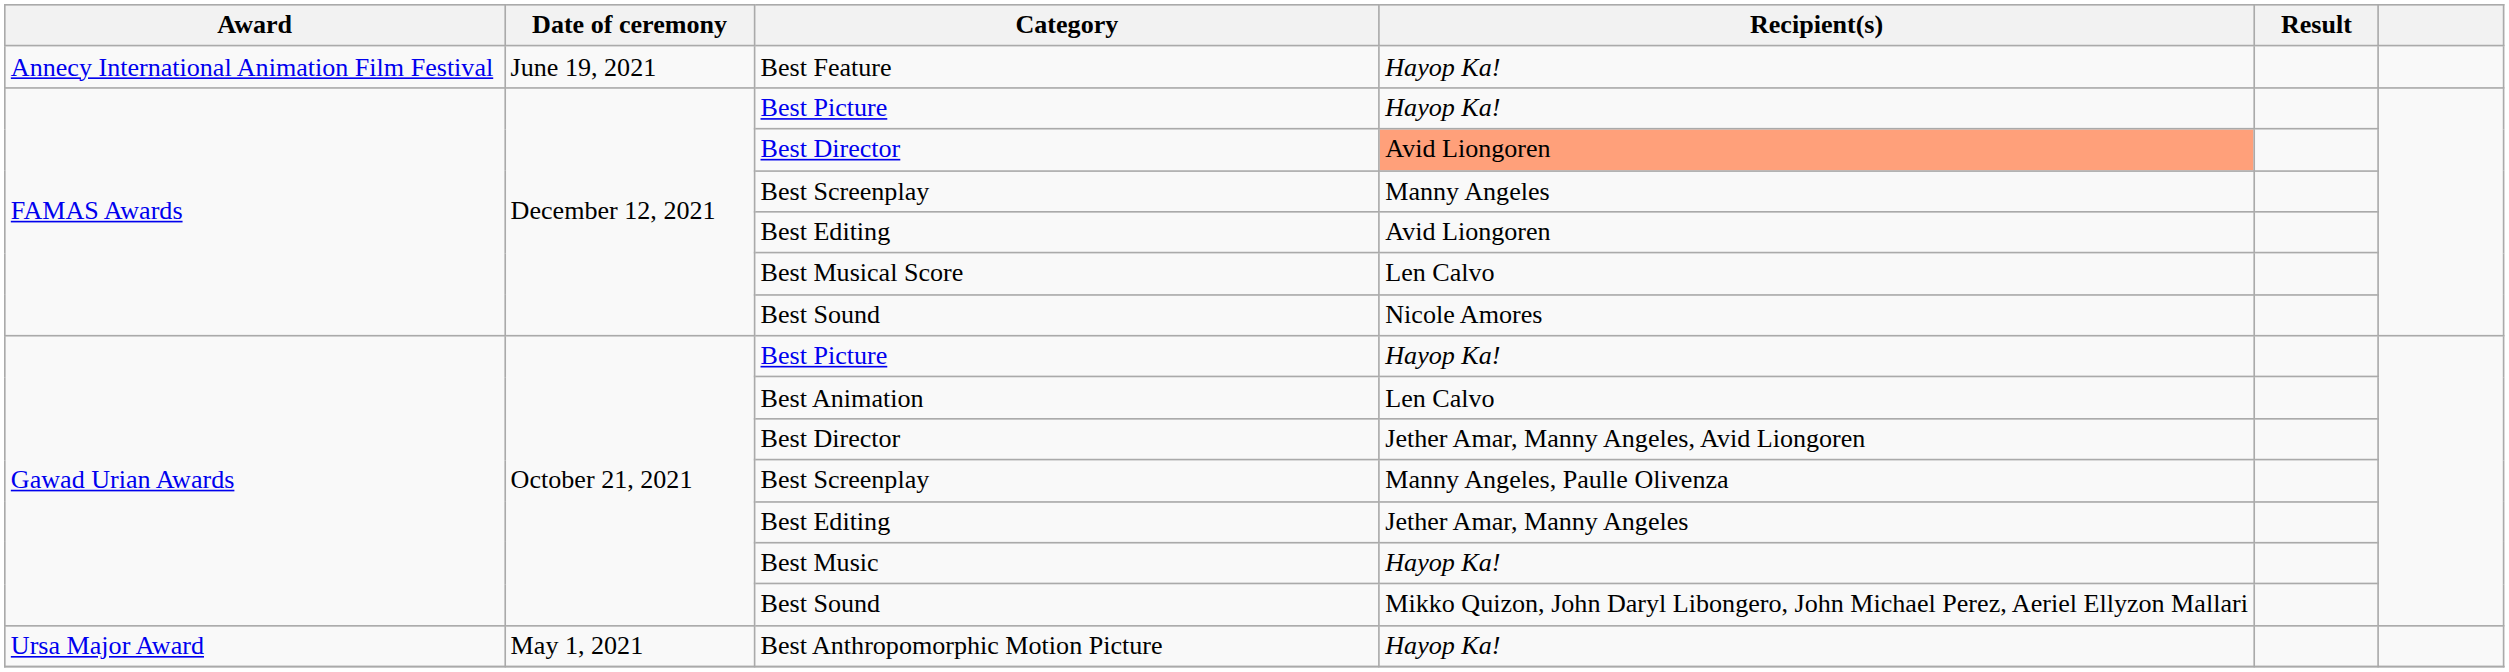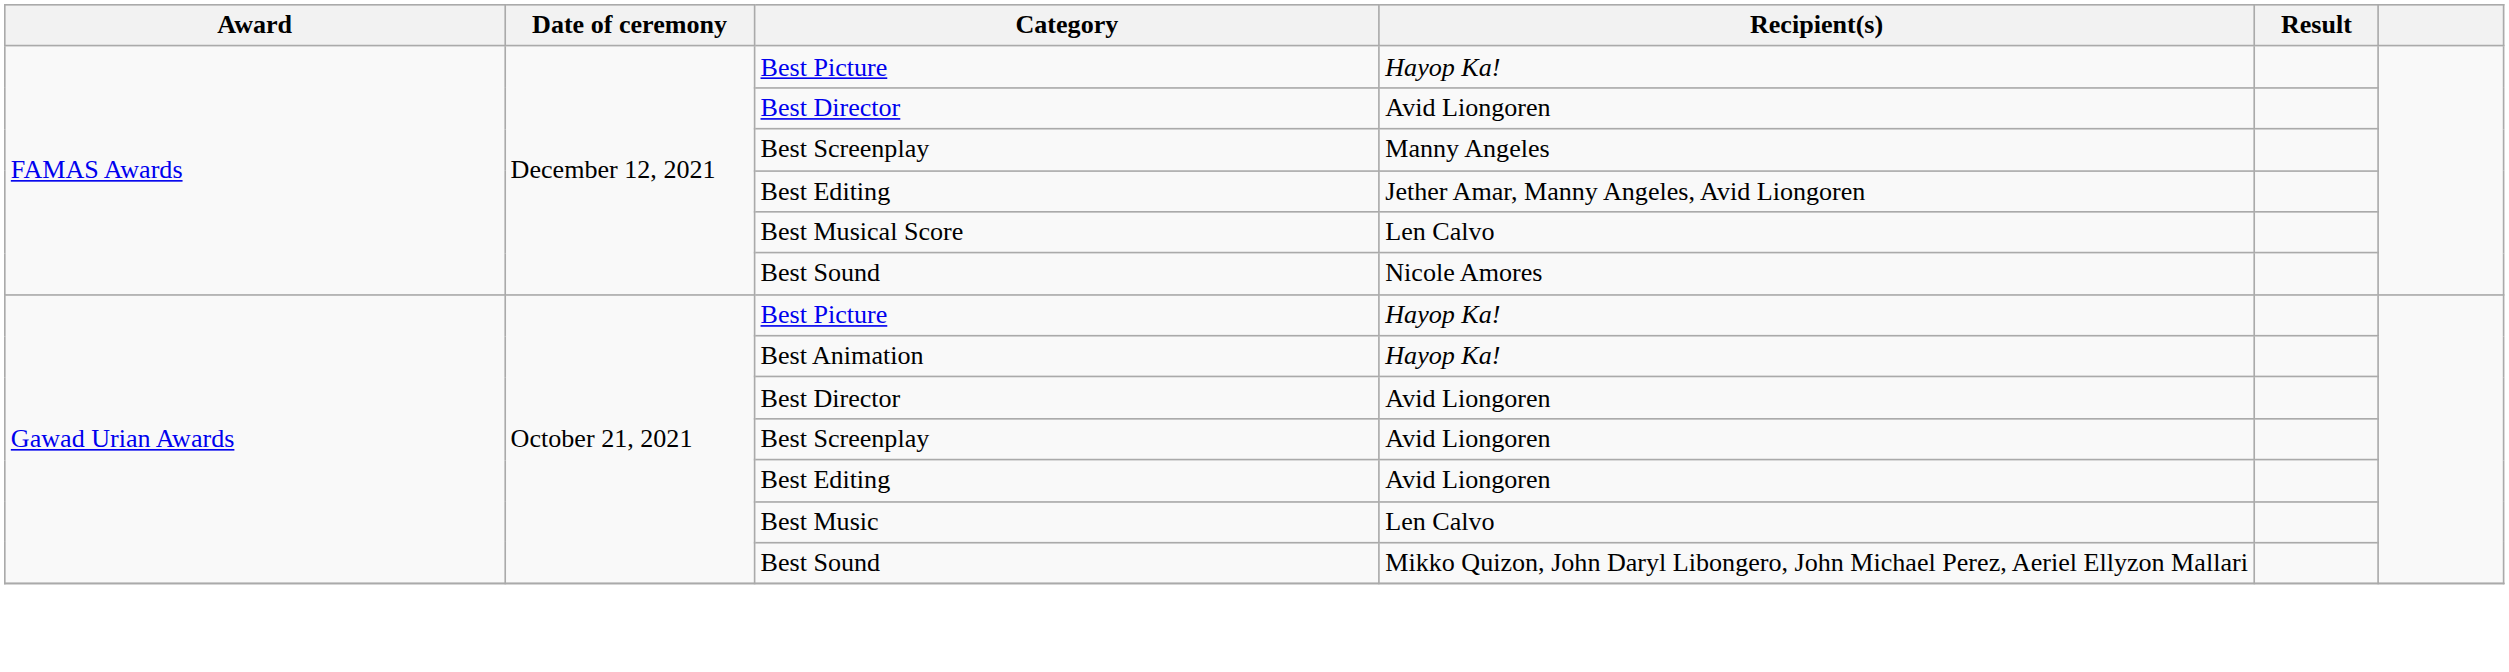- row: (252, 66)
(1468, 149) lightsalmon background -> (1468, 107) no background
(1468, 231) Avid Liongoren -> (1625, 190) Jether Amar, Manny Angeles, Avid Liongoren
(1440, 397) Len Calvo -> (1443, 356) Hayop Ka!
(1625, 438) Jether Amar, Manny Angeles, Avid Liongoren -> (1468, 397) Avid Liongoren
(1557, 480) Manny Angeles, Paulle Olivenza -> (1468, 438) Avid Liongoren
(1537, 521) Jether Amar, Manny Angeles -> (1468, 480) Avid Liongoren
(1443, 562) Hayop Ka! -> (1440, 521) Len Calvo
- row: (107, 645)
